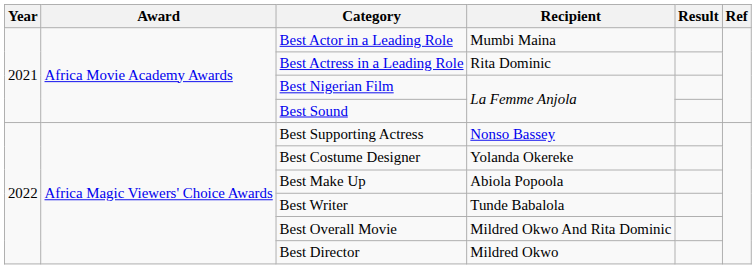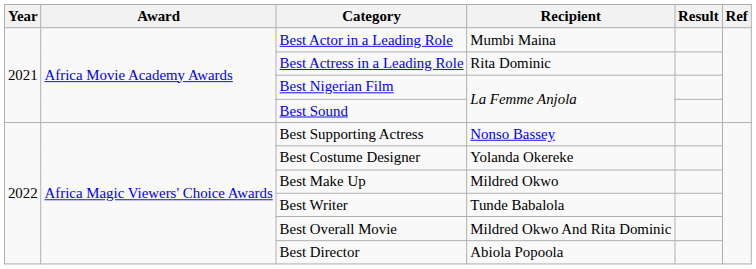(517, 181) Abiola Popoola -> (514, 181) Mildred Okwo
(514, 252) Mildred Okwo -> (517, 252) Abiola Popoola
